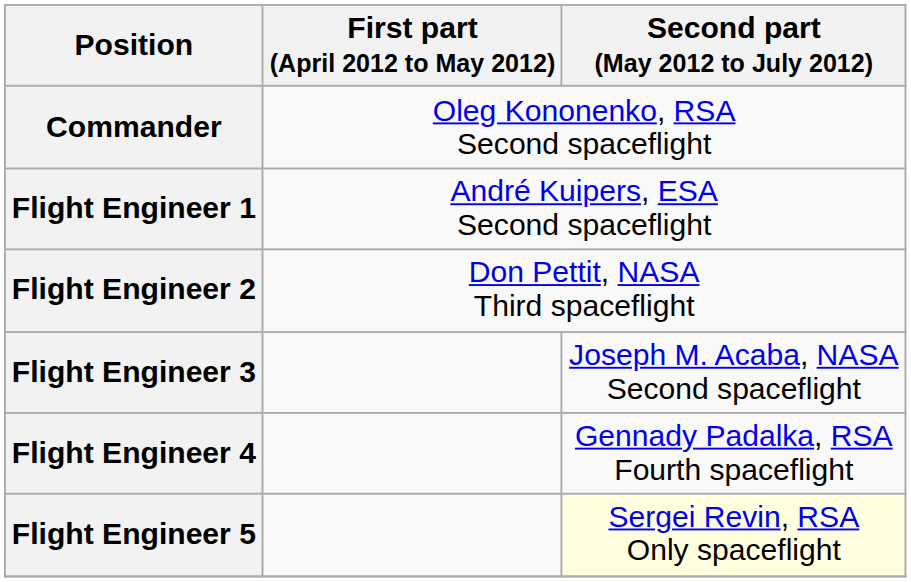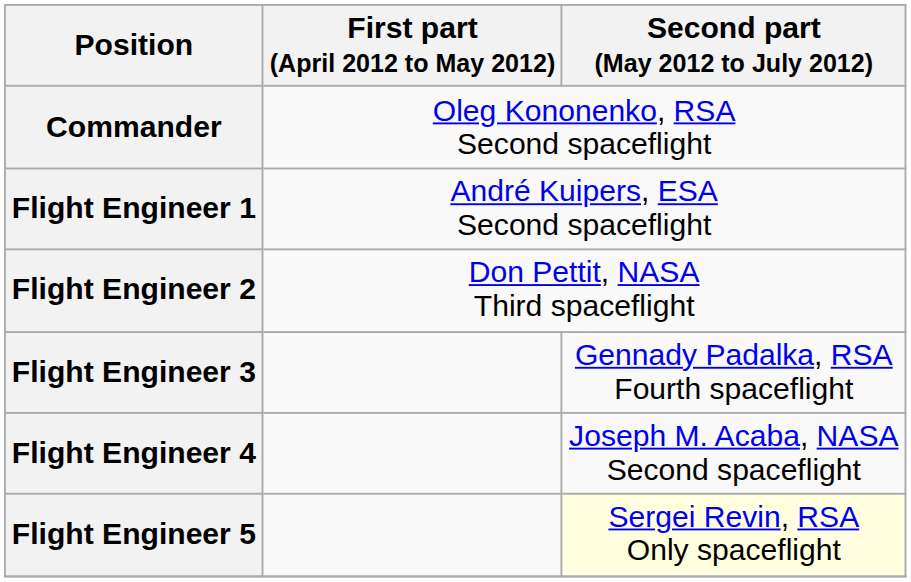(734, 371) Joseph M. Acaba, NASA Second spaceflight -> (734, 371) Gennady Padalka, RSA Fourth spaceflight
(734, 452) Gennady Padalka, RSA Fourth spaceflight -> (734, 452) Joseph M. Acaba, NASA Second spaceflight
